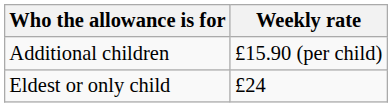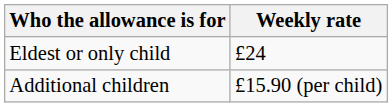rows swapped: (90, 85) <-> (89, 53)
